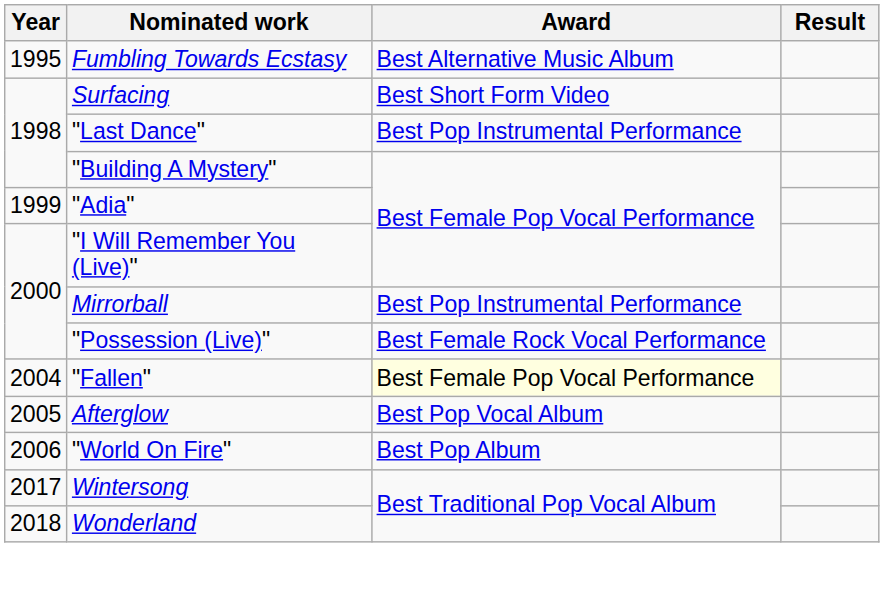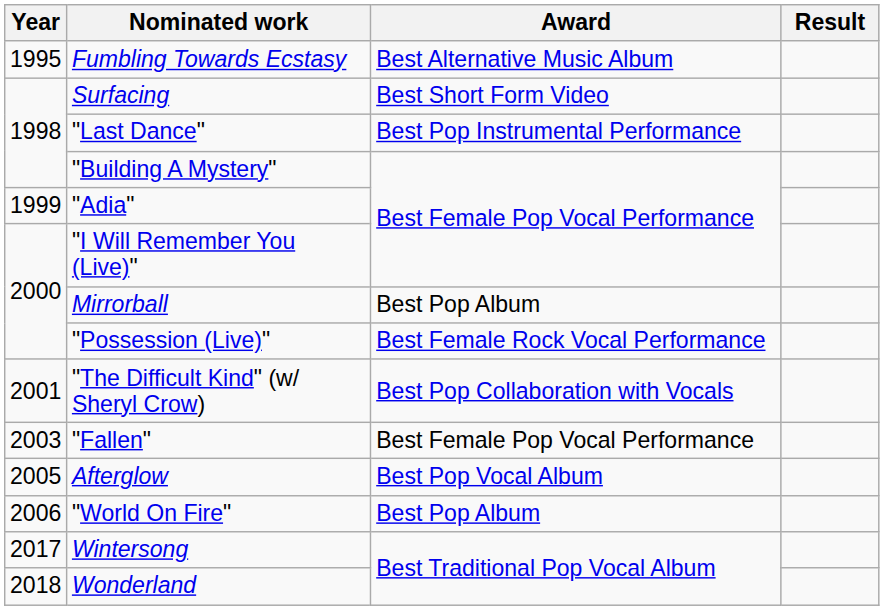(559, 304) Best Pop Instrumental Performance -> (458, 304) Best Pop Album
+ row: (186, 390)
(36, 377) 2004 -> (36, 440) 2003
(565, 377) lightyellow background -> (565, 440) no background
